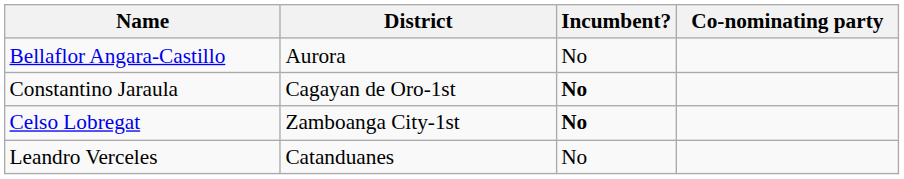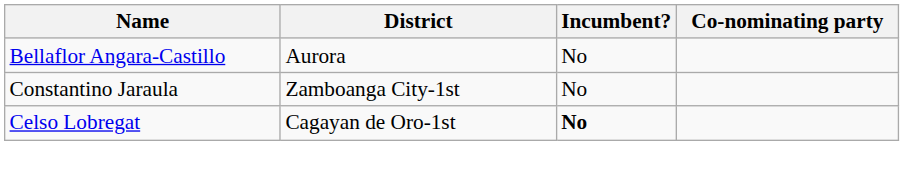(370, 88) Cagayan de Oro-1st -> (373, 88) Zamboanga City-1st
(574, 88) bold -> (574, 88) normal
(373, 122) Zamboanga City-1st -> (370, 122) Cagayan de Oro-1st
- row: (84, 156)
